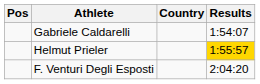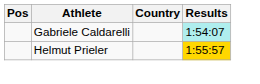(229, 32) no background -> (205, 32) paleturquoise background
- row: (94, 69)
